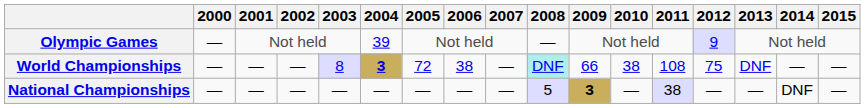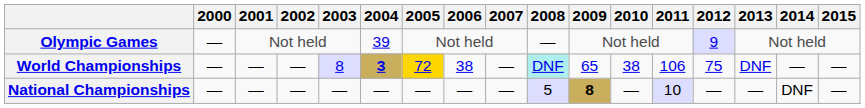(423, 66) no background -> (423, 66) gold background
(590, 66) 66 -> (590, 66) 65
(672, 66) 108 -> (672, 66) 106
(590, 90) 3 -> (590, 90) 8
(672, 90) 38 -> (672, 90) 10
